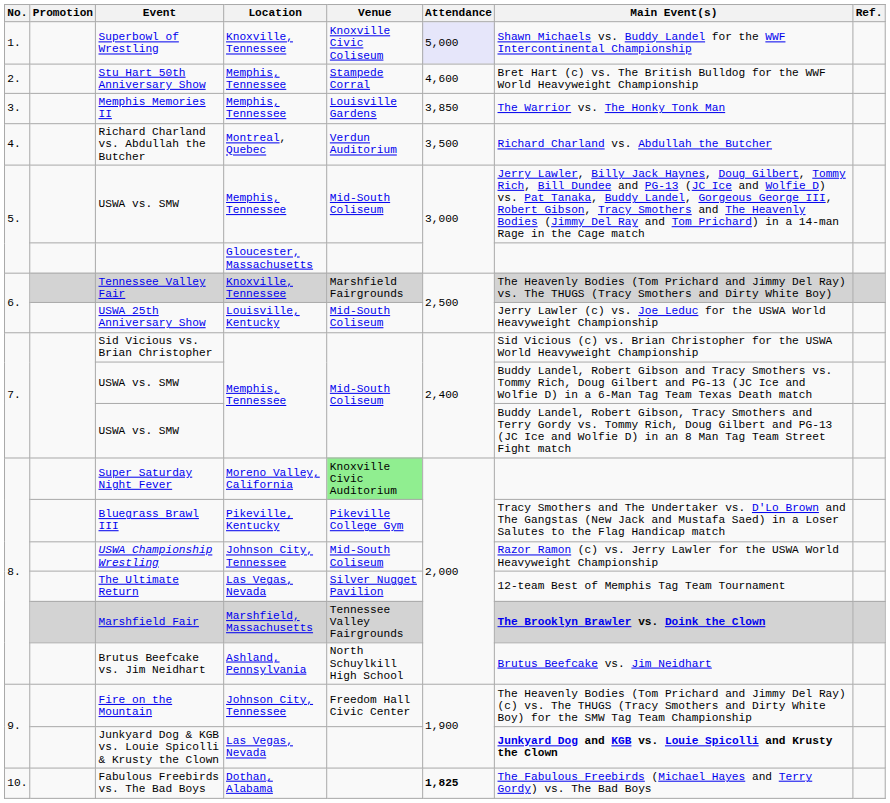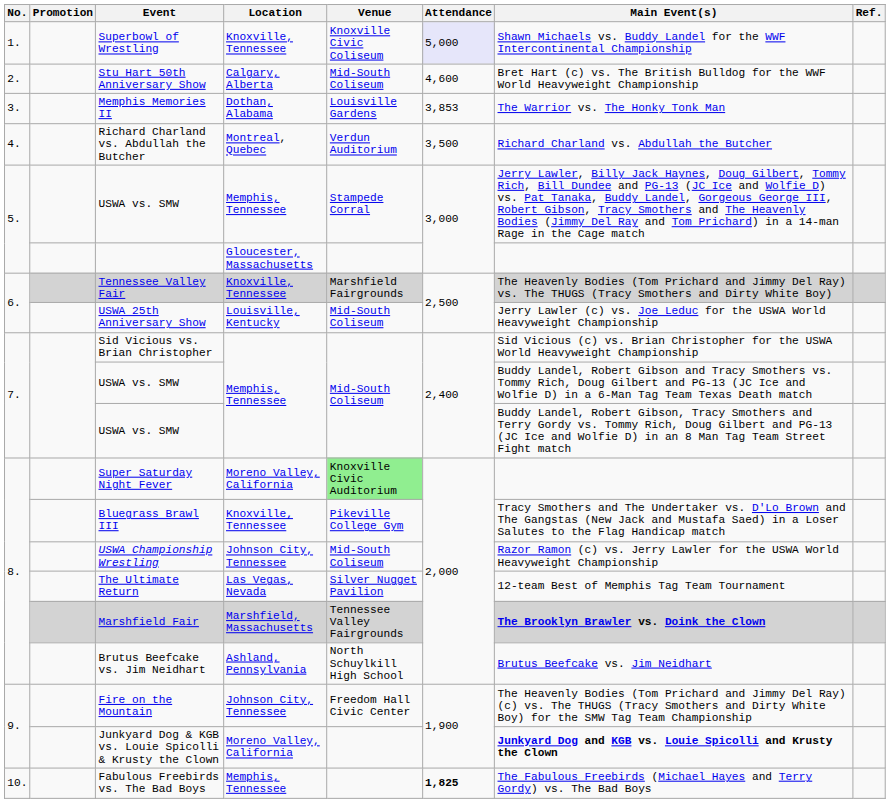(256, 79) Memphis, Tennessee -> (253, 79) Calgary, Alberta
(357, 79) Stampede Corral -> (360, 79) Mid-South Coliseum
(256, 109) Memphis, Tennessee -> (249, 109) Dothan, Alabama
(442, 109) 3,850 -> (442, 109) 3,853
(360, 204) Mid-South Coliseum -> (357, 204) Stampede Corral
(259, 521) Pikeville, Kentucky -> (259, 521) Knoxville, Tennessee
(259, 747) Las Vegas, Nevada -> (273, 747) Moreno Valley, California
(249, 783) Dothan, Alabama -> (256, 783) Memphis, Tennessee
